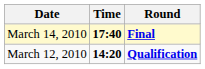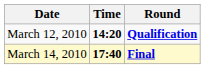rows swapped: (47, 53) <-> (47, 34)
